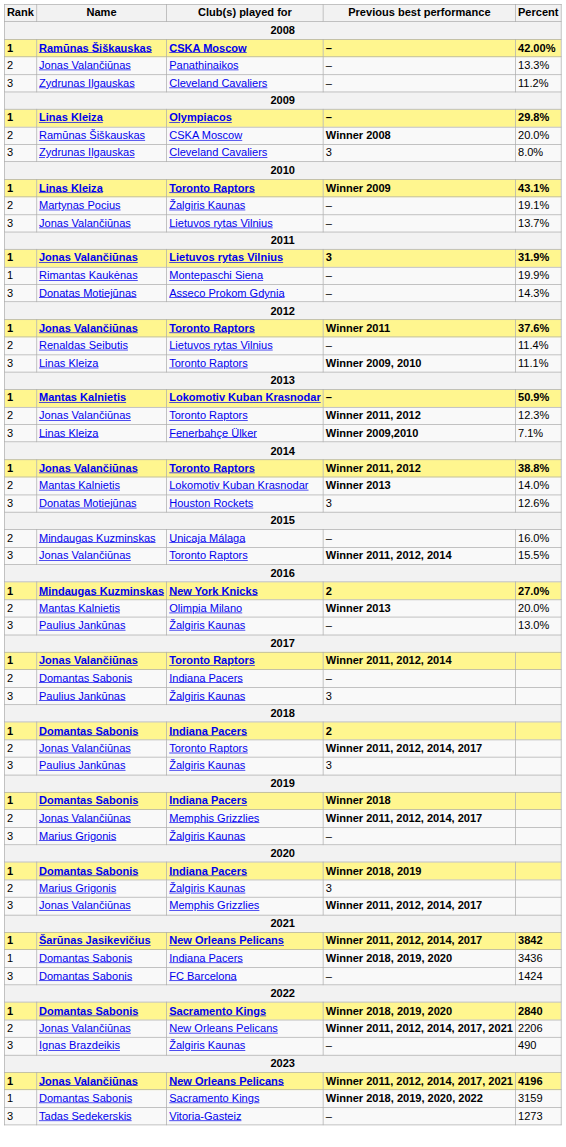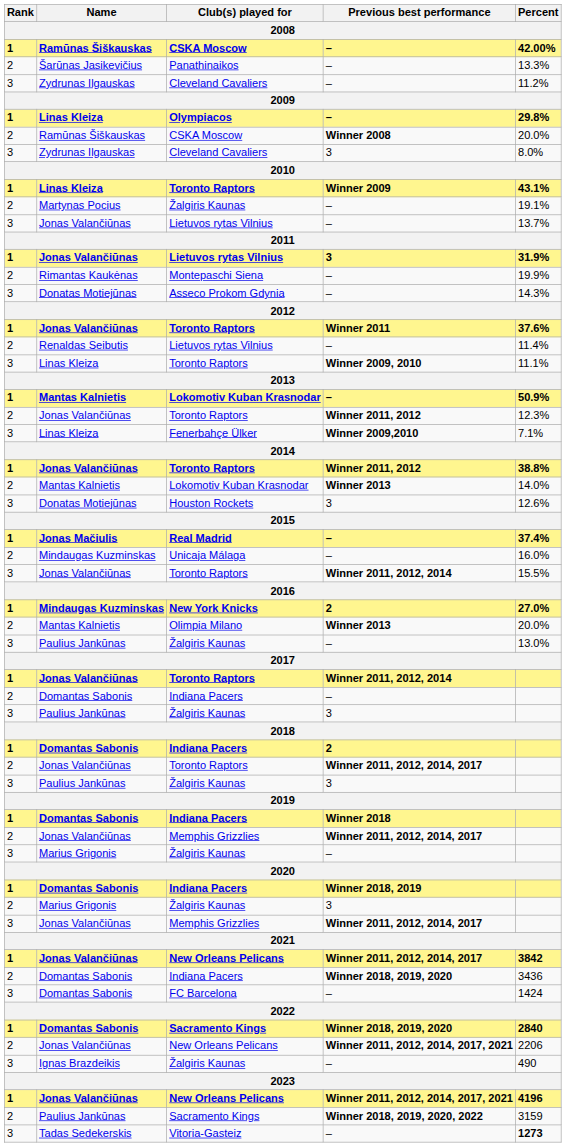(85, 65) Jonas Valančiūnas -> (91, 65) Šarūnas Jasikevičius
(10, 275) 1 -> (10, 275) 2
+ row: (200, 538)
(95, 941) Šarūnas Jasikevičius -> (88, 958) Jonas Valančiūnas
(10, 958) 1 -> (10, 976) 2
(10, 1098) 1 -> (10, 1116) 2
(86, 1098) Domantas Sabonis -> (82, 1116) Paulius Jankūnas
(530, 1116) normal -> (530, 1133) bold
